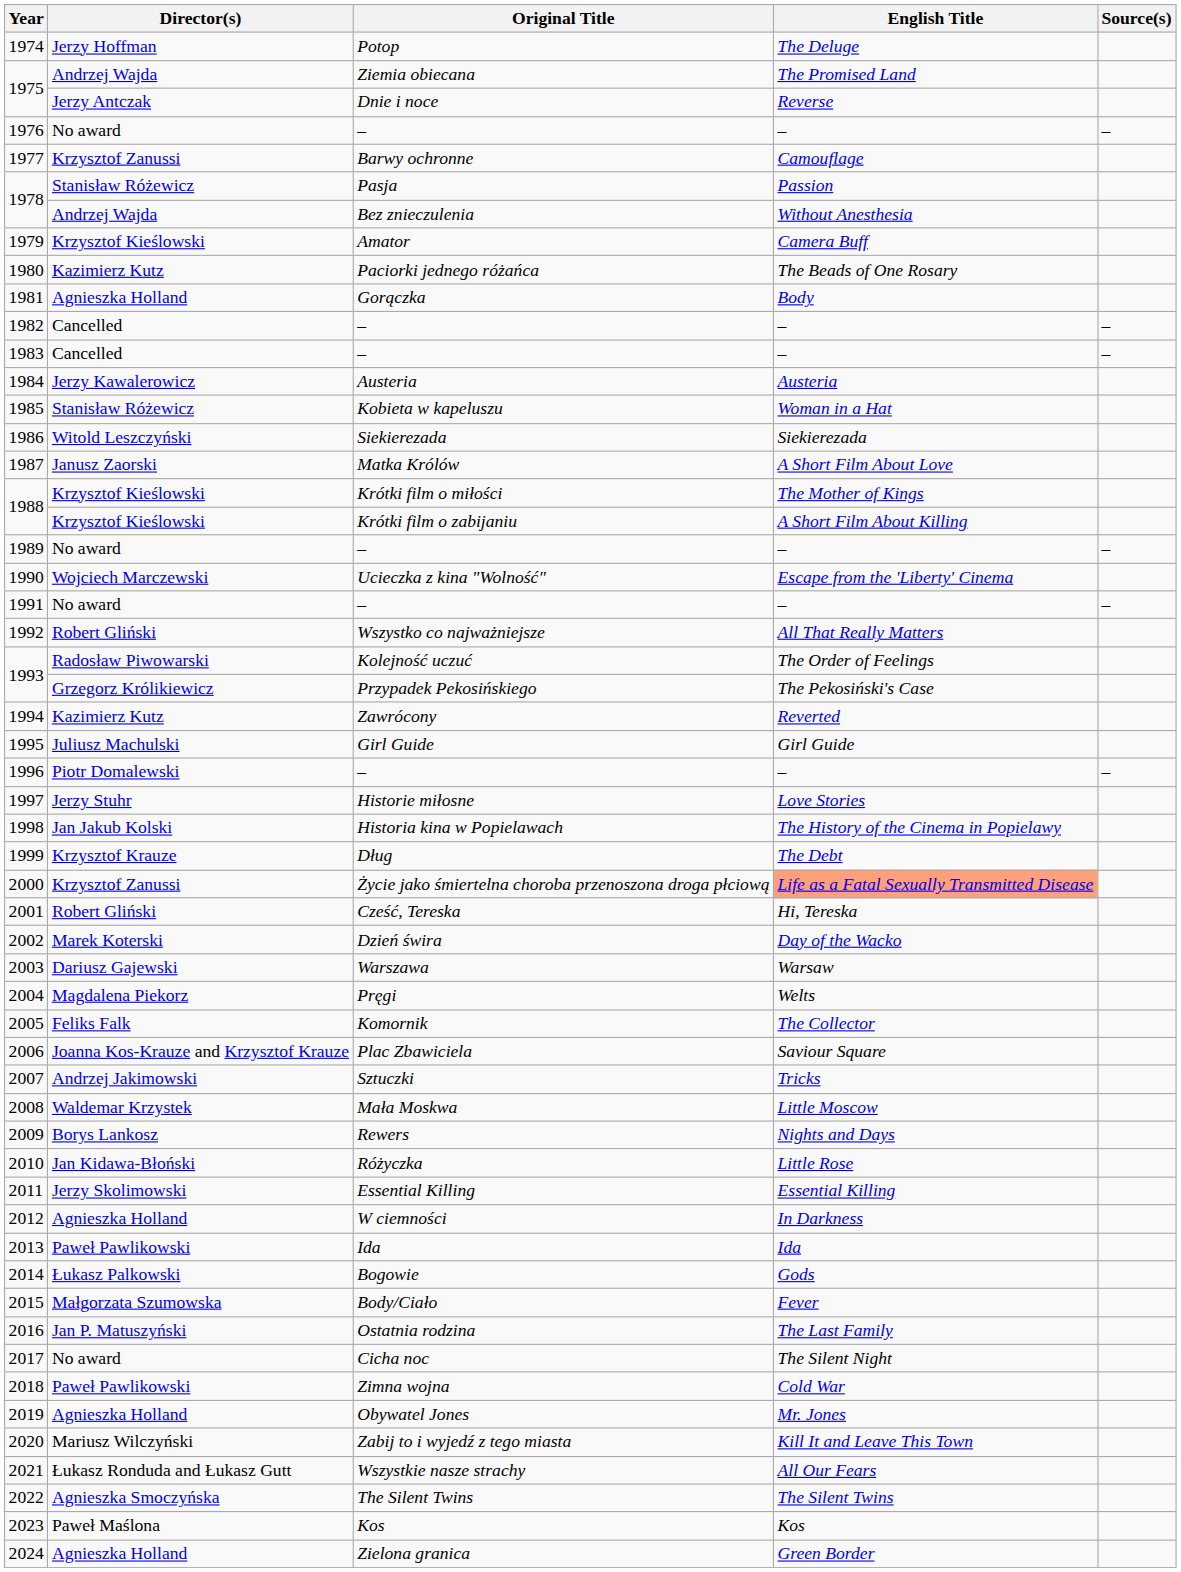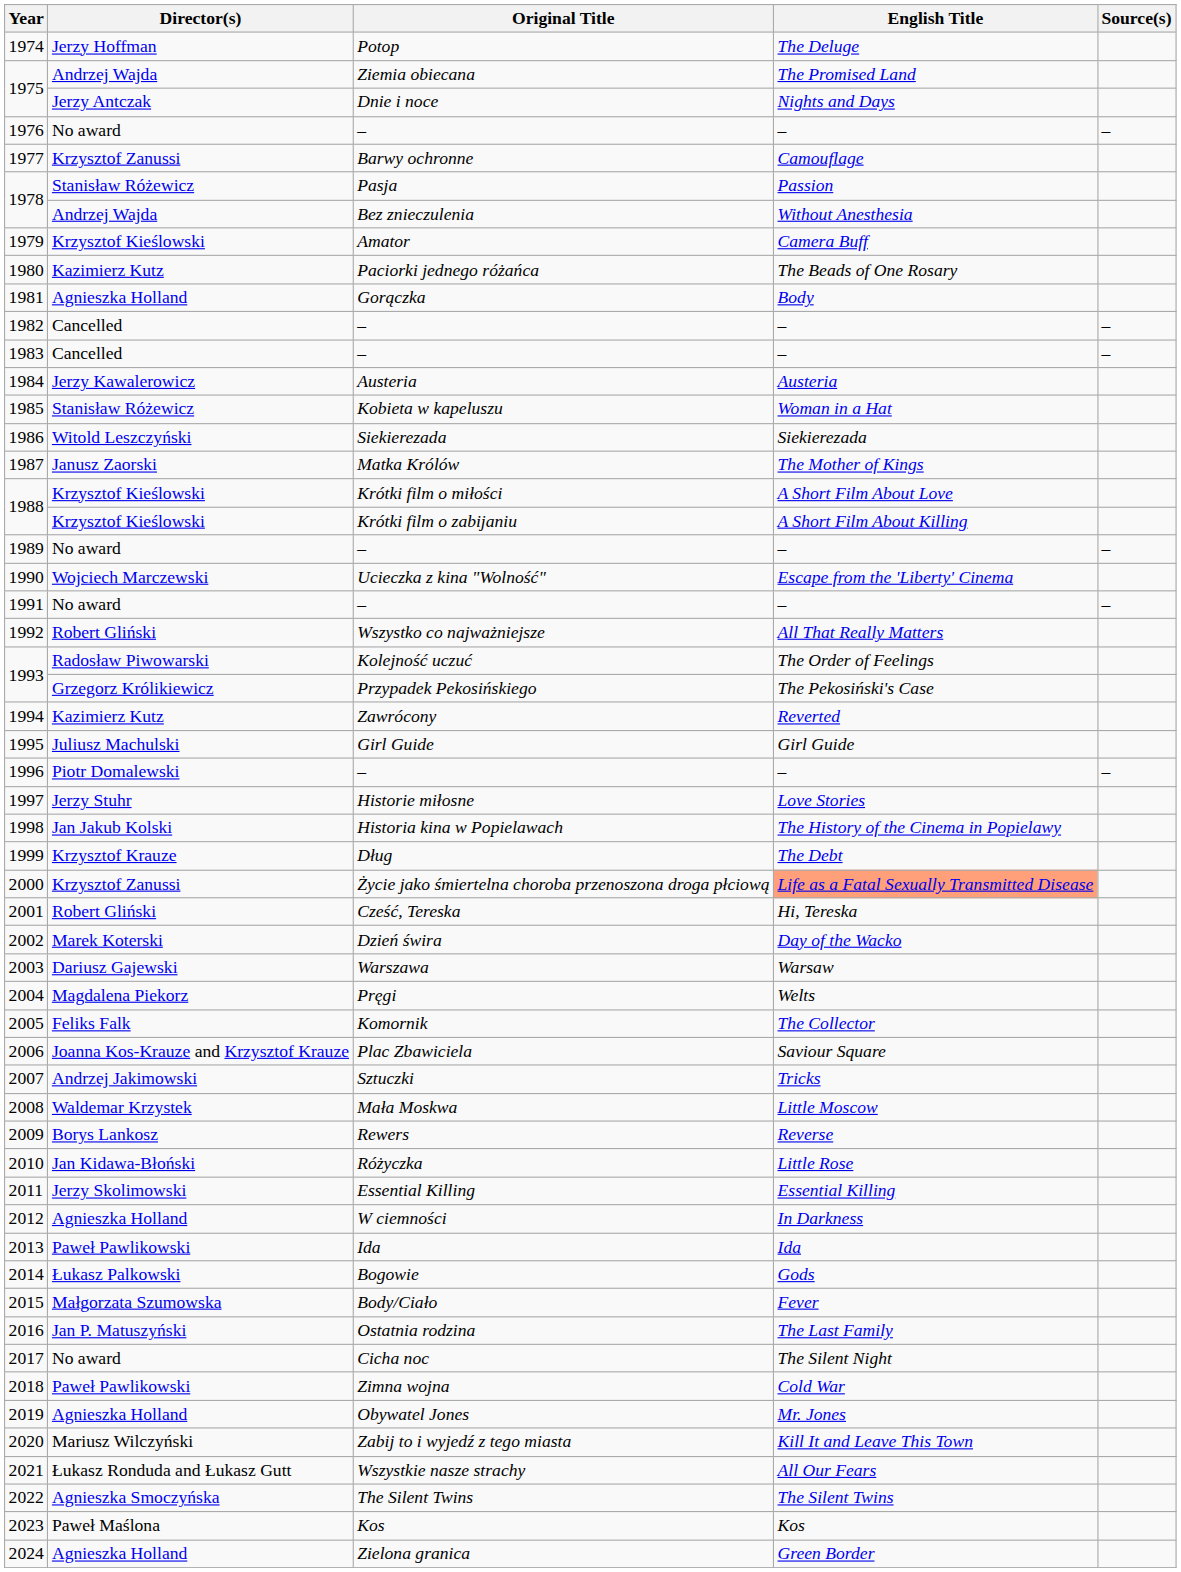(805, 102) Reverse -> (836, 102) Nights and Days
(865, 465) A Short Film About Love -> (851, 465) The Mother of Kings
(851, 492) The Mother of Kings -> (865, 492) A Short Film About Love
(836, 1134) Nights and Days -> (805, 1134) Reverse
